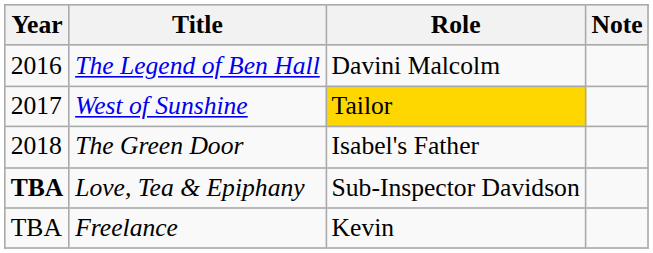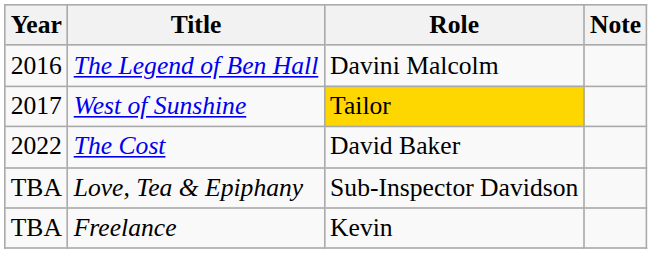- row: (159, 146)
+ row: (120, 146)
(37, 187) bold -> (36, 187) normal
